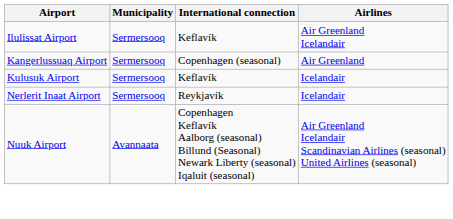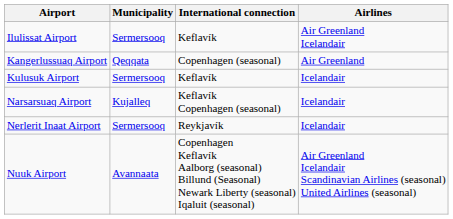(139, 60) Sermersooq -> (131, 60) Qeqqata
+ row: (49, 101)
